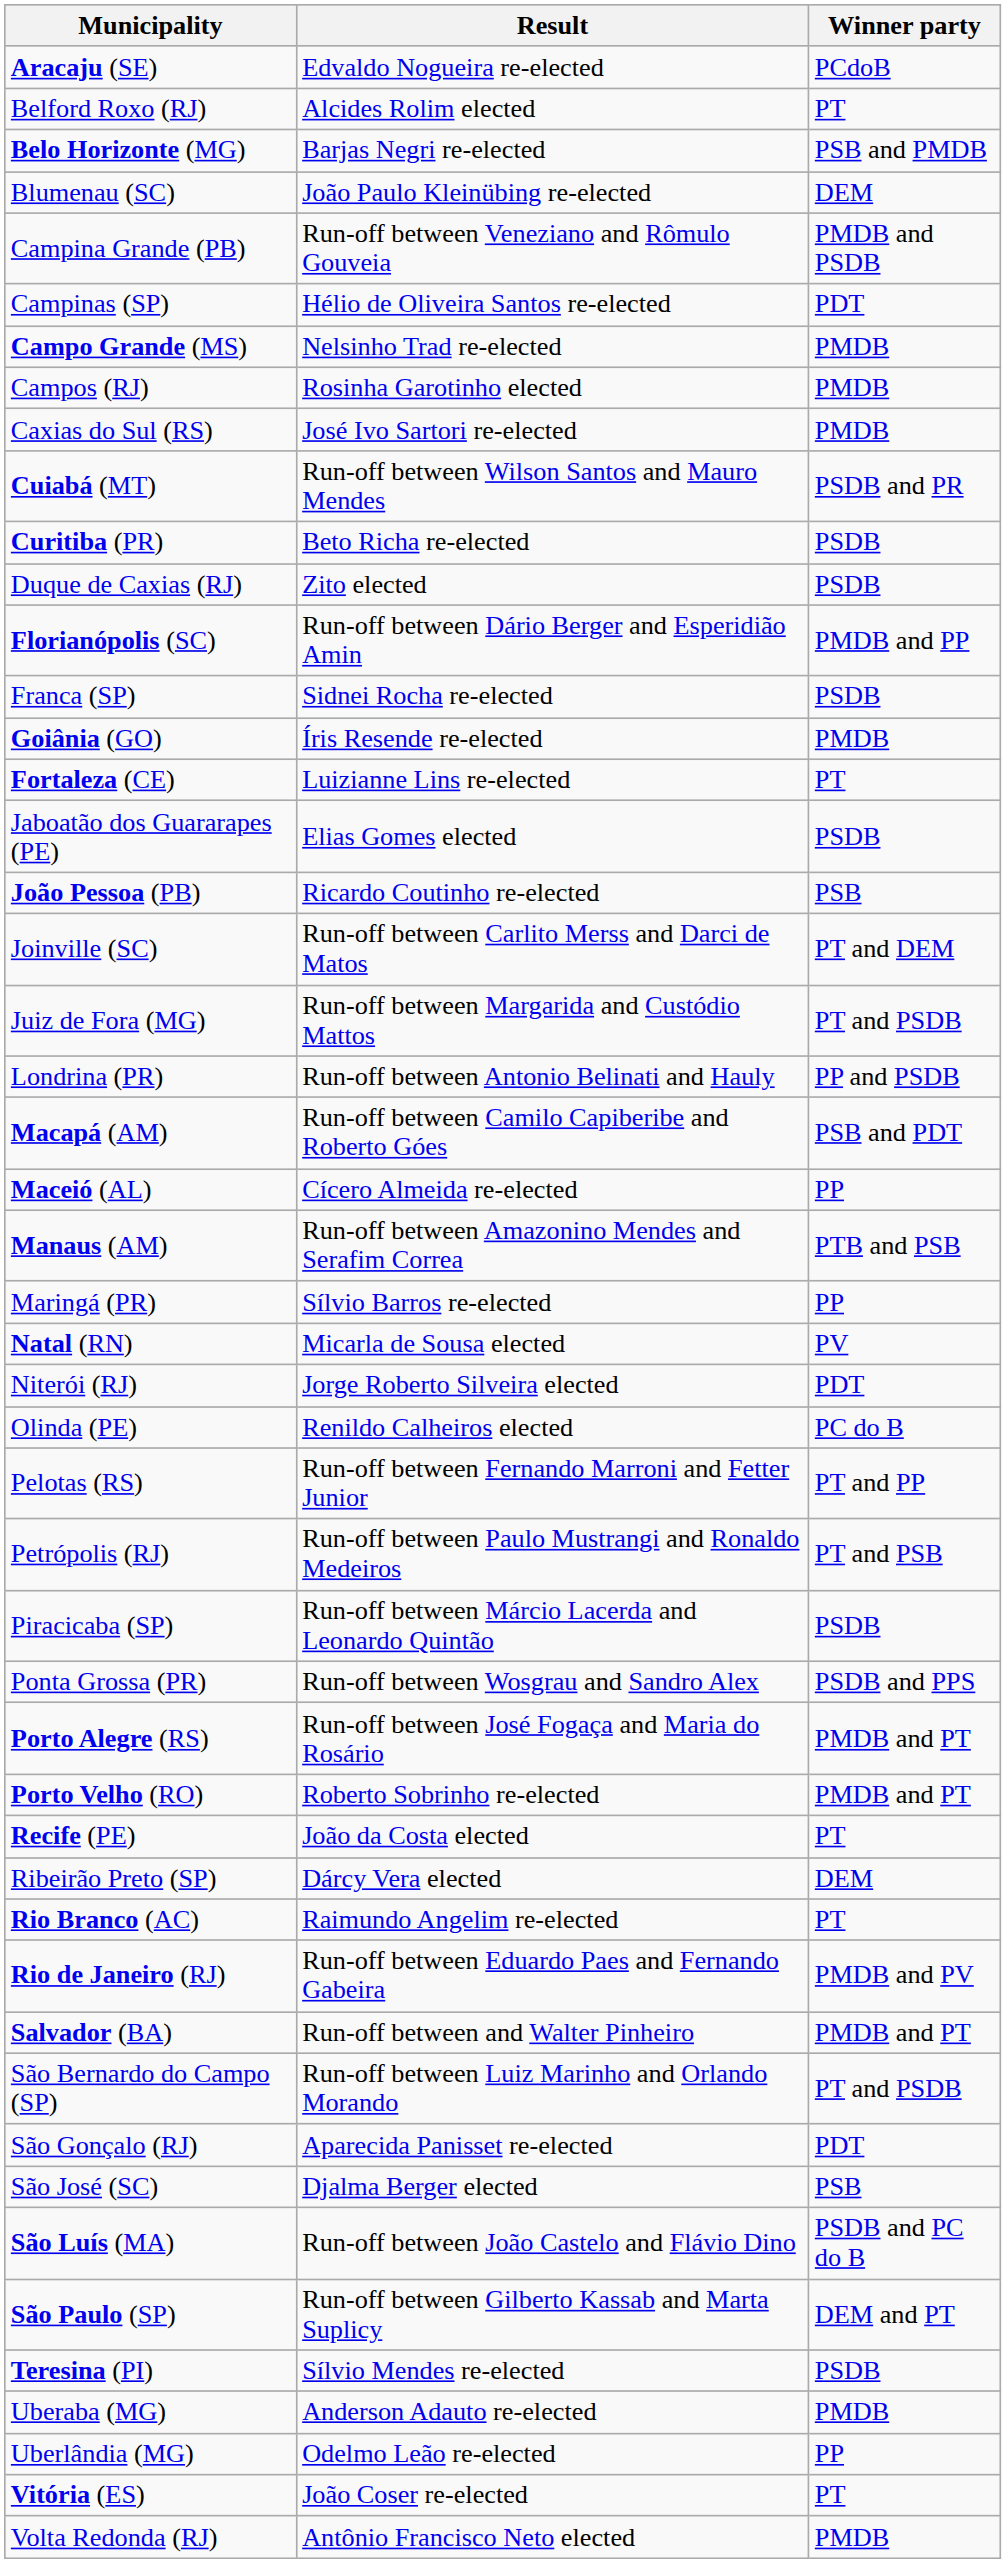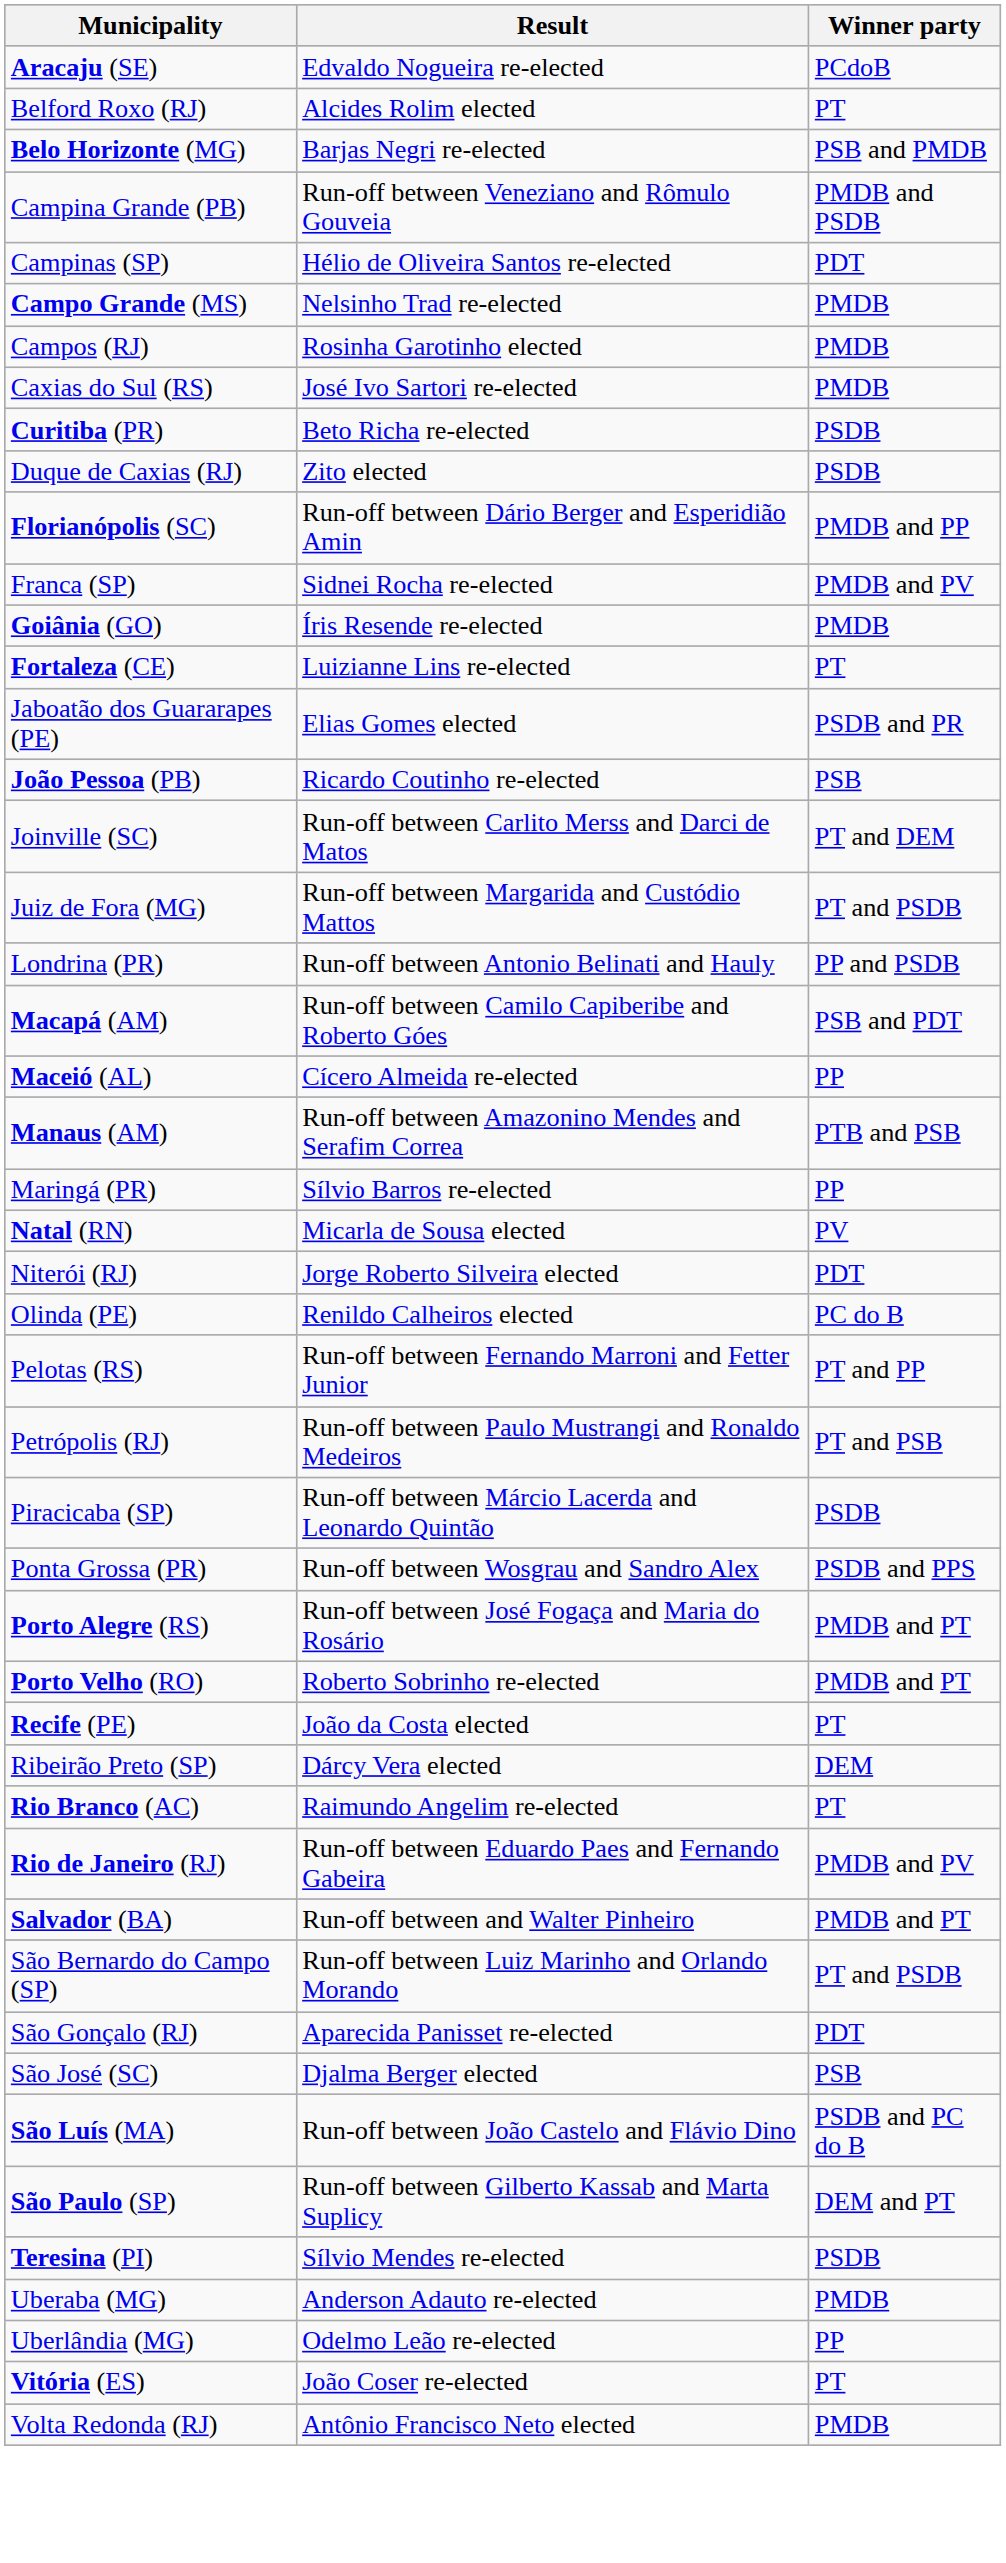- row: (93, 191)
- row: (83, 485)
(848, 696) PSDB -> (894, 583) PMDB and PV
(848, 836) PSDB -> (889, 723) PSDB and PR
